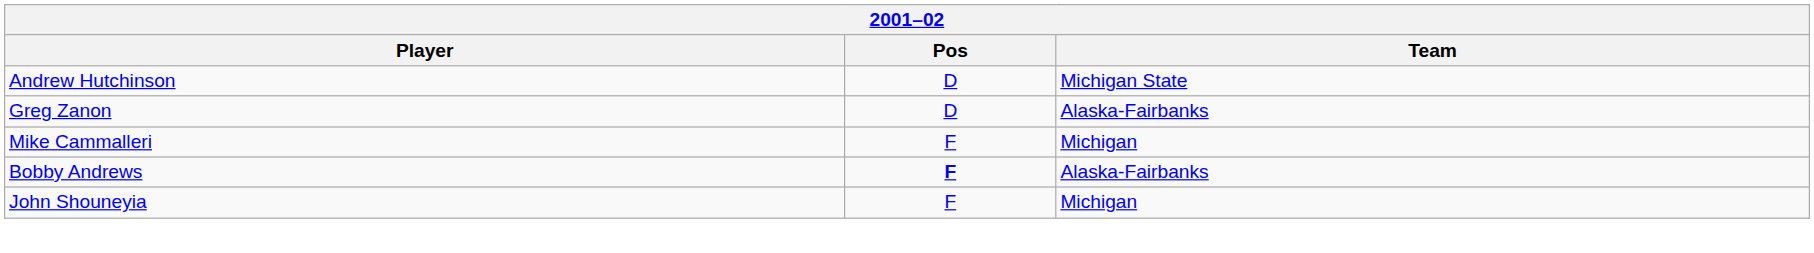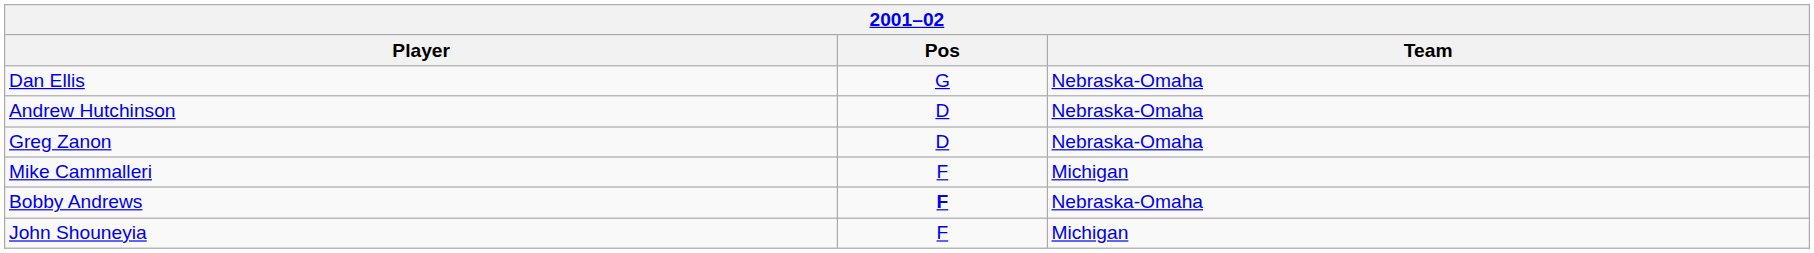+ row: (47, 80)
(1124, 80) Michigan State -> (1127, 111) Nebraska-Omaha
(1135, 111) Alaska-Fairbanks -> (1127, 141) Nebraska-Omaha
(1135, 171) Alaska-Fairbanks -> (1127, 202) Nebraska-Omaha
